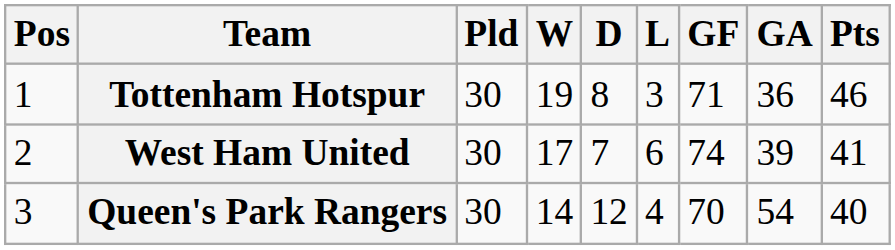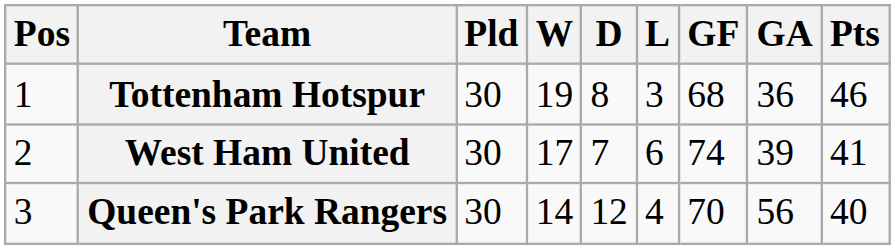(706, 93) 71 -> (706, 93) 68
(775, 212) 54 -> (775, 212) 56
